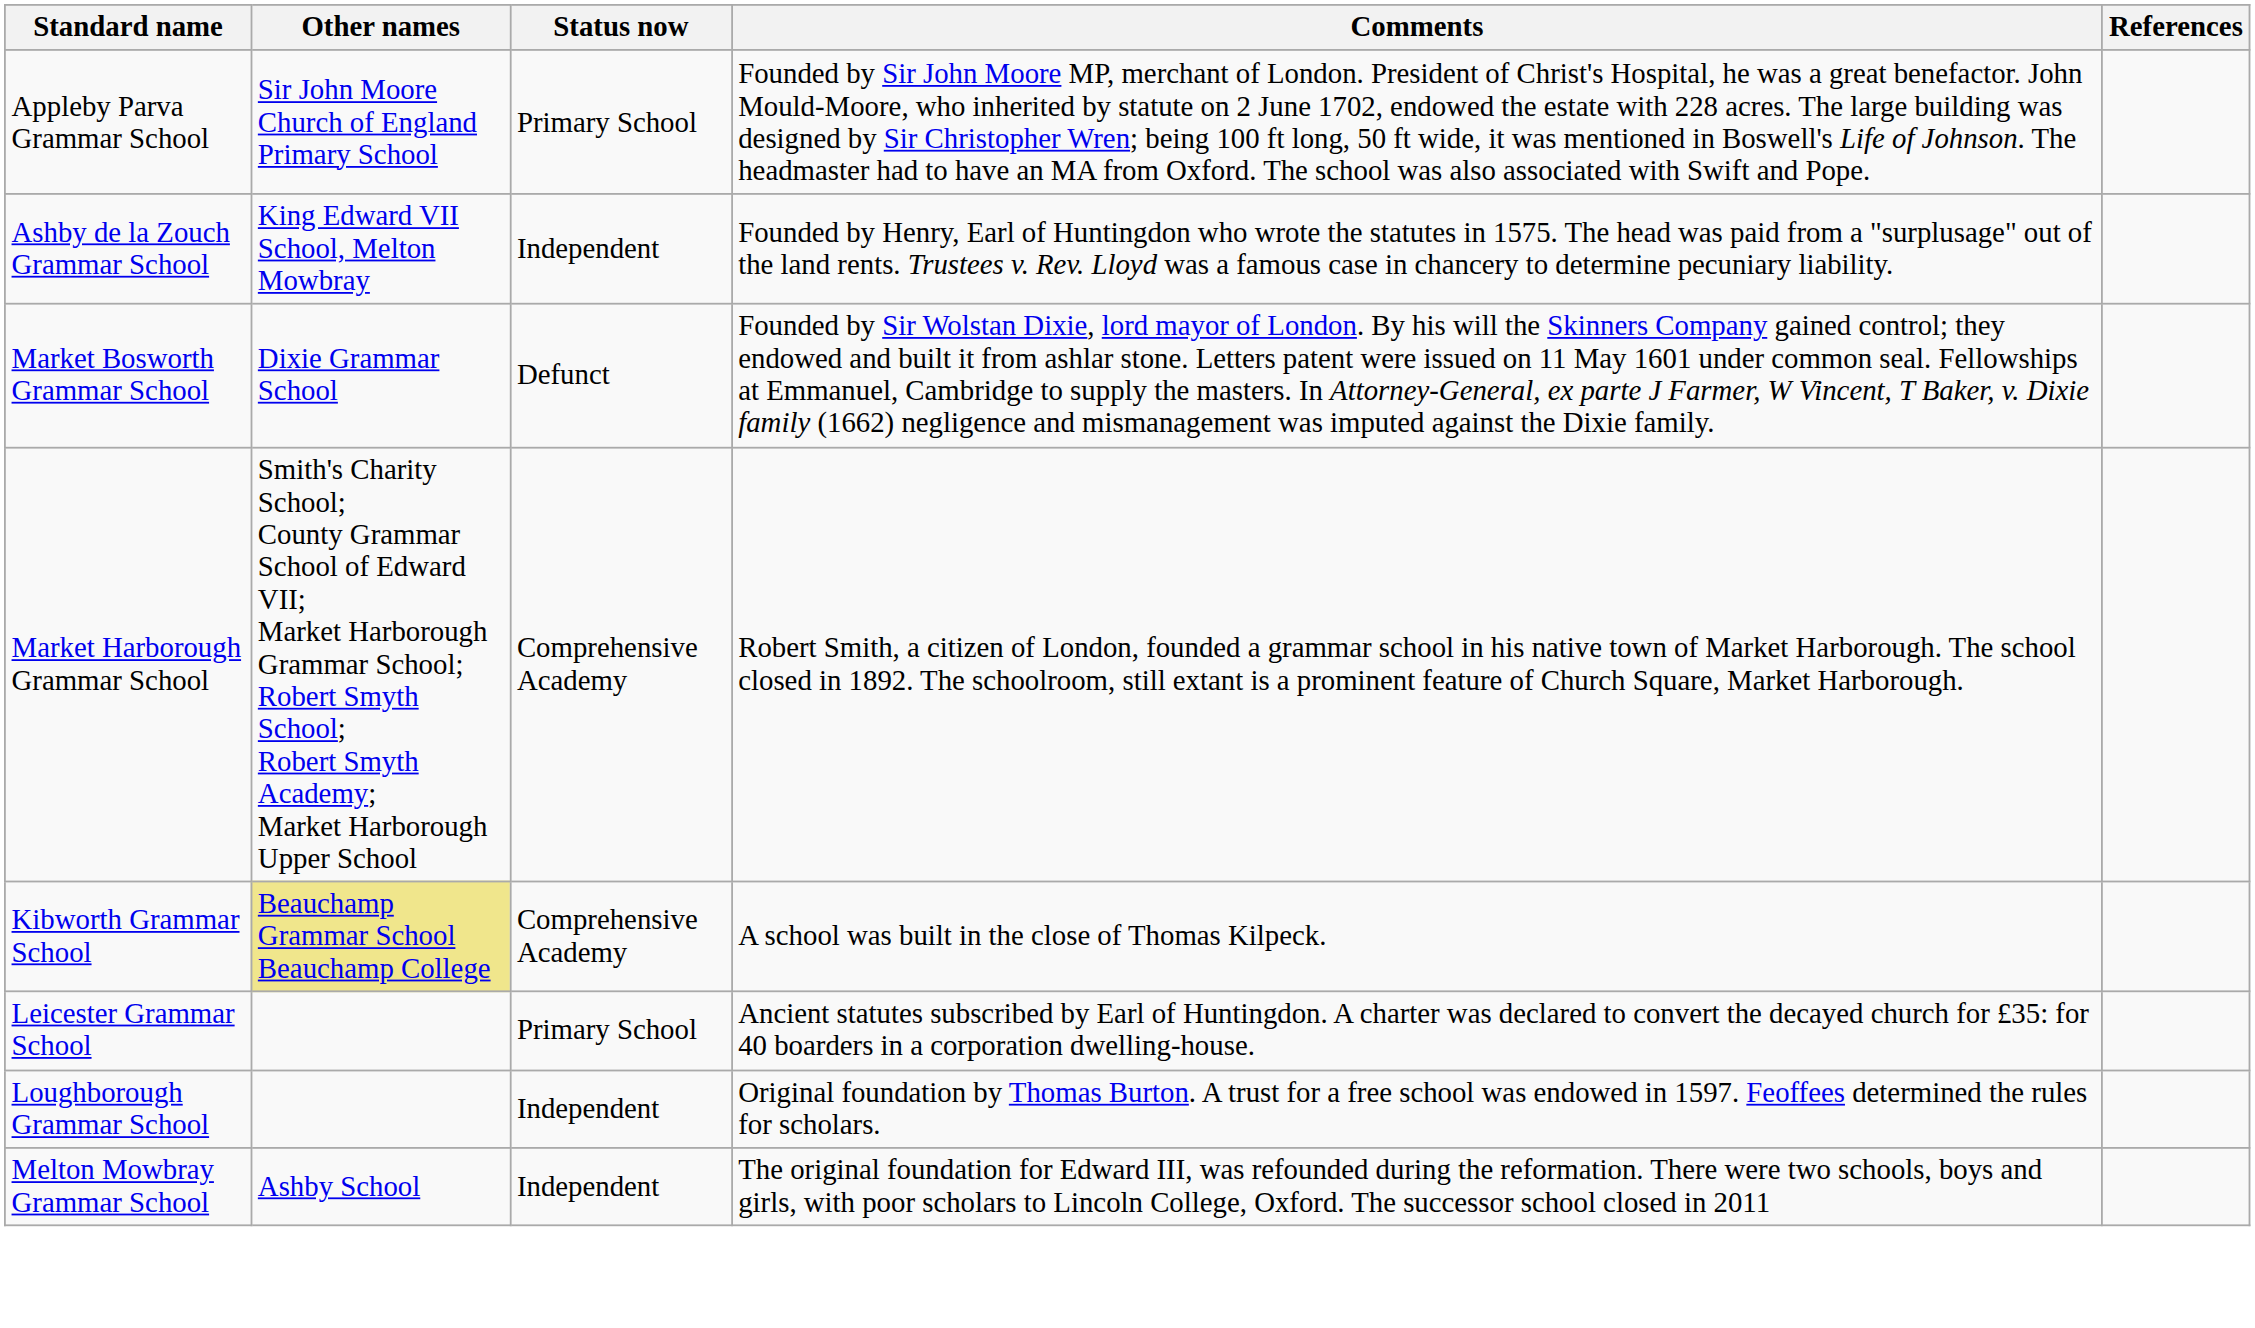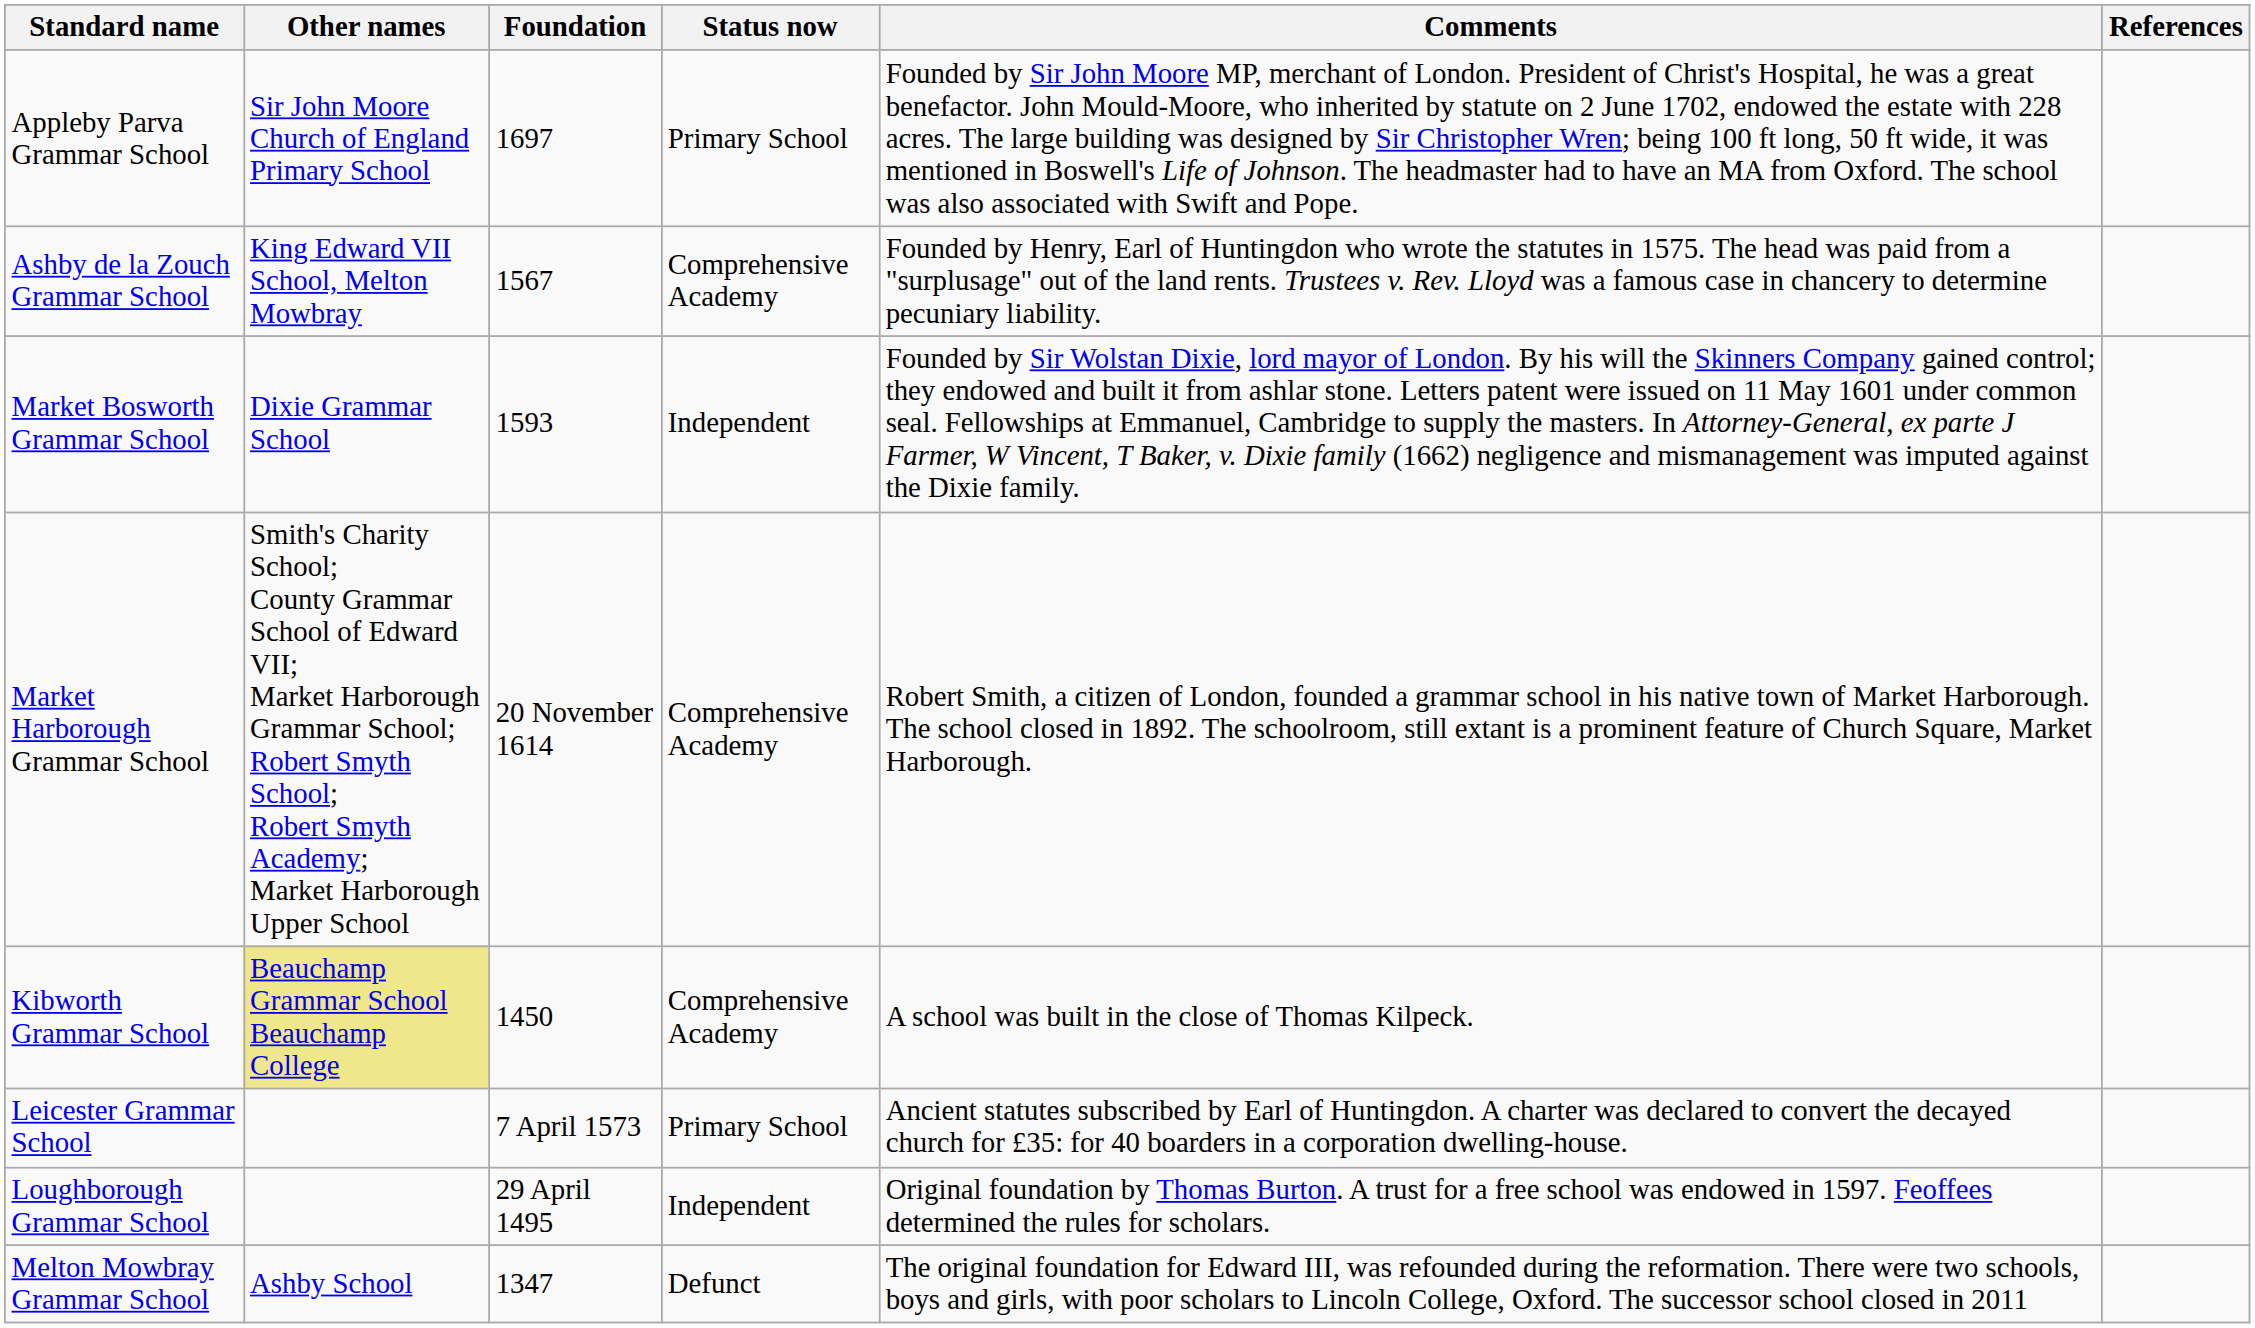+ column: (575, 27)
(588, 248) Independent -> (758, 280) Comprehensive Academy
(563, 374) Defunct -> (739, 423) Independent
(588, 1186) Independent -> (714, 1283) Defunct
